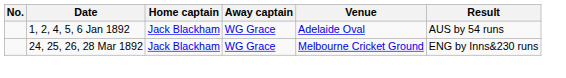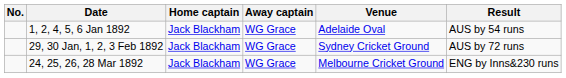+ row: (96, 47)
